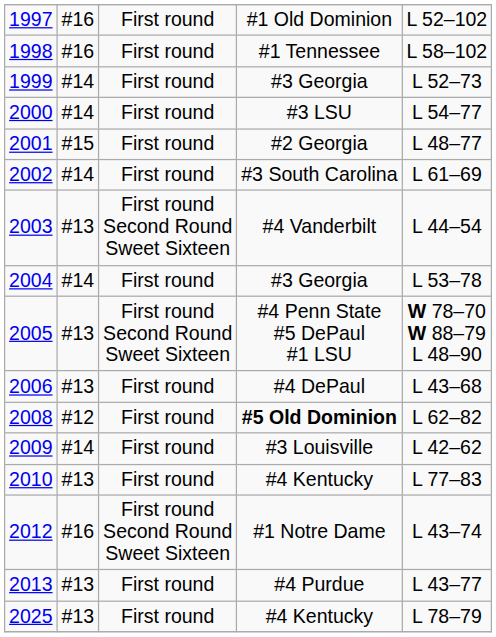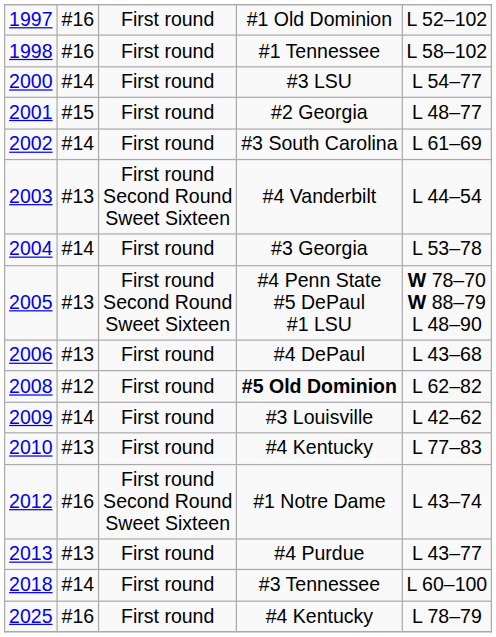- row: (31, 81)
+ row: (31, 585)
(78, 616) #13 -> (78, 616) #16
